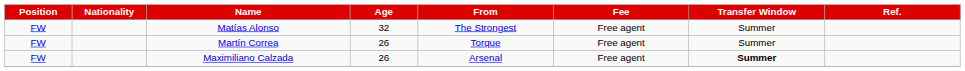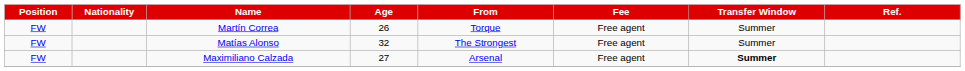rows swapped: (248, 27) <-> (248, 43)
(384, 58) 26 -> (384, 58) 27
